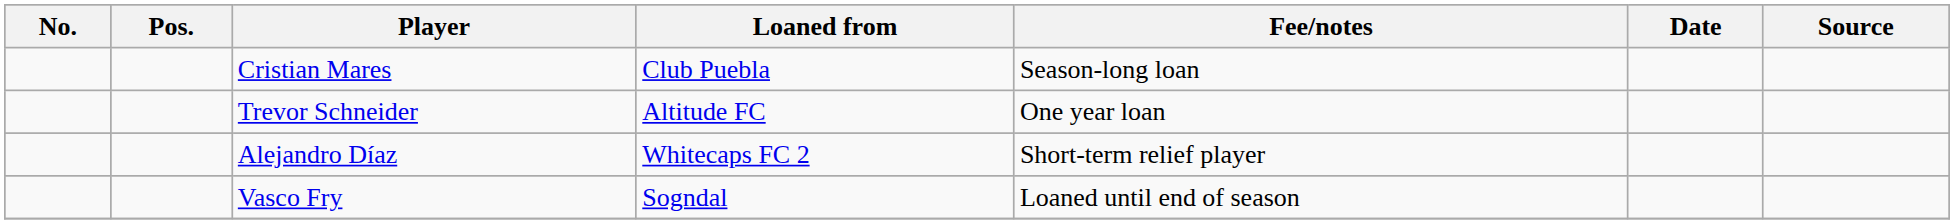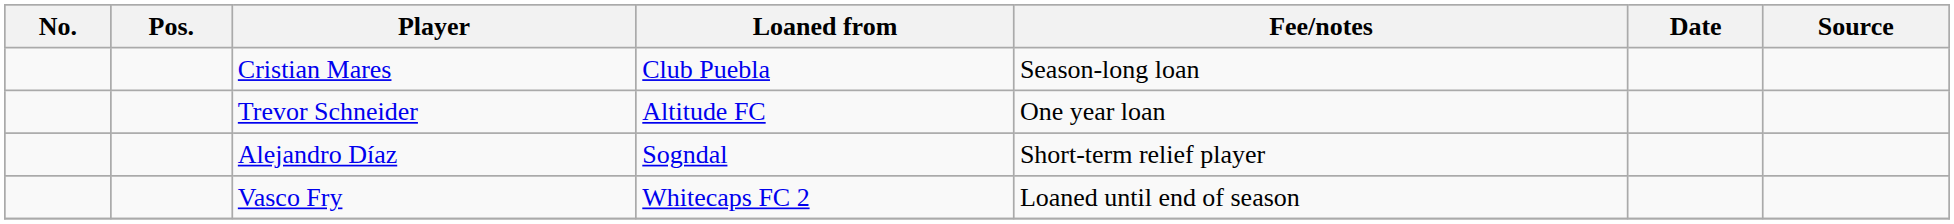(726, 154) Whitecaps FC 2 -> (685, 154) Sogndal
(685, 197) Sogndal -> (726, 197) Whitecaps FC 2
